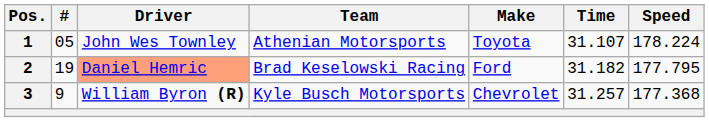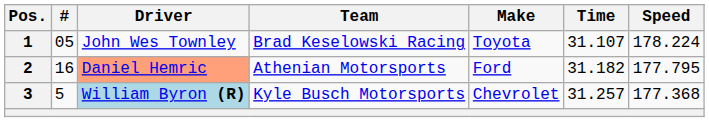(350, 44) Athenian Motorsports -> (359, 44) Brad Keselowski Racing
(64, 70) 19 -> (64, 70) 16
(359, 70) Brad Keselowski Racing -> (350, 70) Athenian Motorsports
(60, 96) 9 -> (60, 96) 5
(164, 96) no background -> (164, 96) lightblue background
